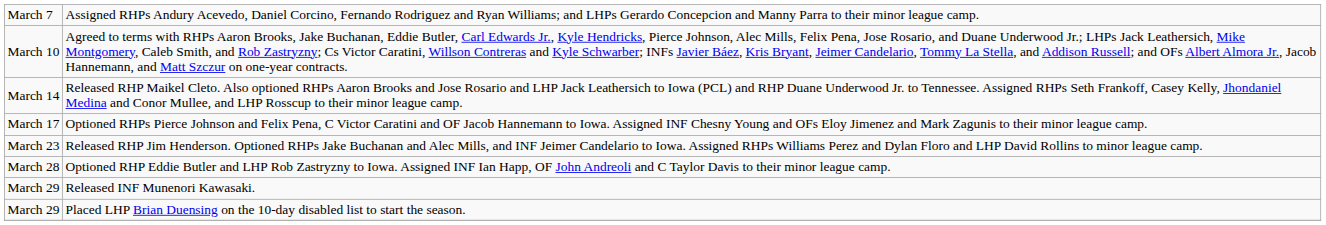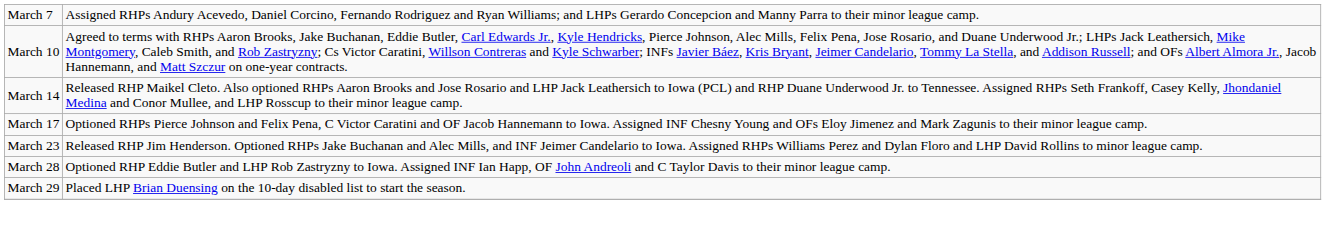- row: (160, 188)
